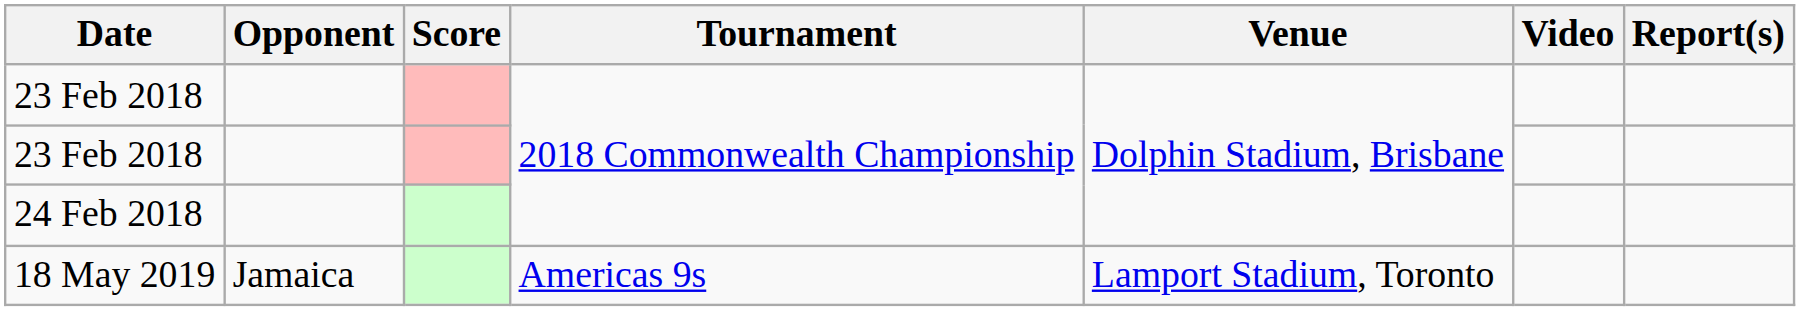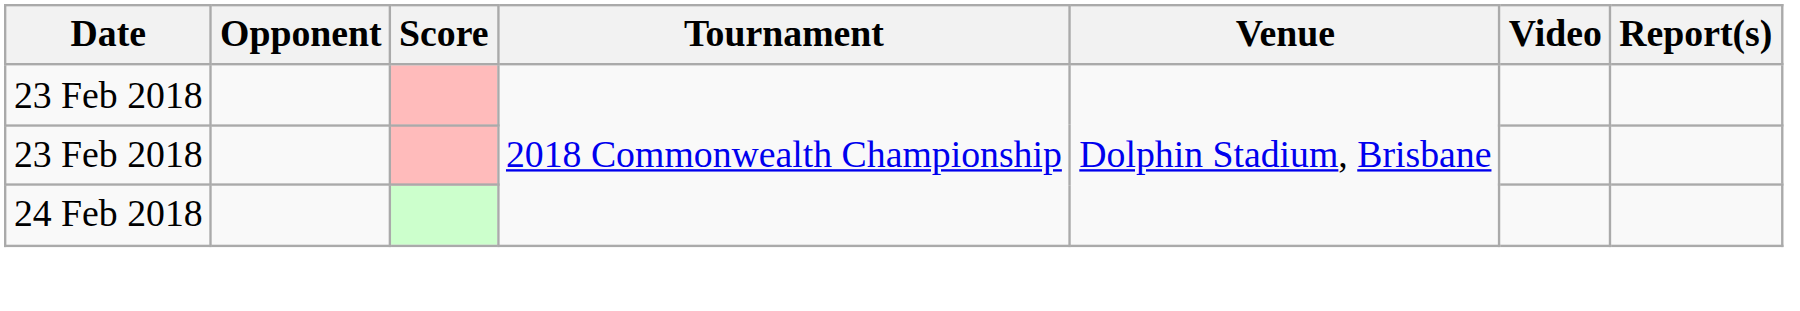- row: (115, 273)
